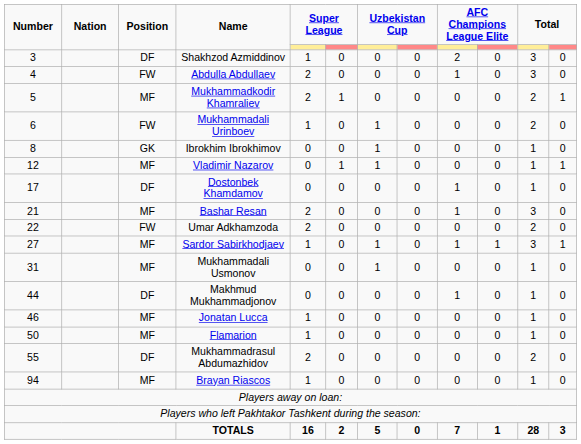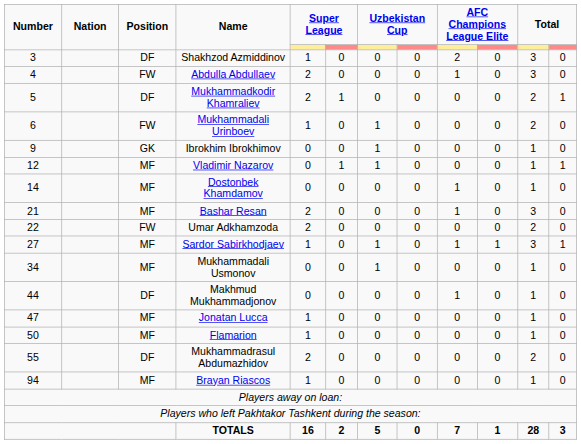(147, 97) MF -> (147, 97) DF
(33, 148) 8 -> (33, 148) 9
(33, 188) 17 -> (33, 188) 14
(147, 188) DF -> (147, 188) MF
(33, 267) 31 -> (33, 267) 34
(33, 318) 46 -> (33, 318) 47
